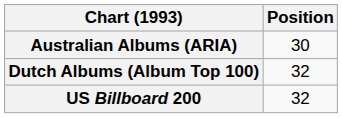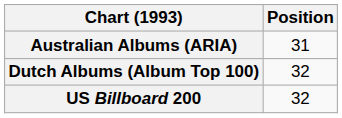(300, 44) 30 -> (300, 44) 31
